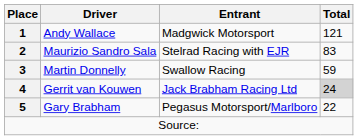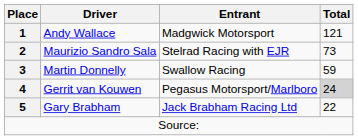(329, 51) 83 -> (329, 51) 73
(229, 89) Jack Brabham Racing Ltd -> (240, 89) Pegasus Motorsport/Marlboro
(240, 107) Pegasus Motorsport/Marlboro -> (229, 107) Jack Brabham Racing Ltd
